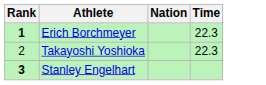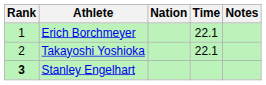+ column: (242, 13)
(22, 32) bold -> (22, 32) normal
(206, 32) 22.3 -> (206, 32) 22.1
(206, 51) 22.3 -> (206, 51) 22.1
